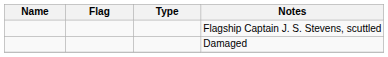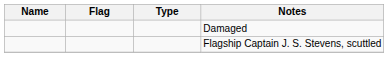rows swapped: (292, 28) <-> (225, 44)
